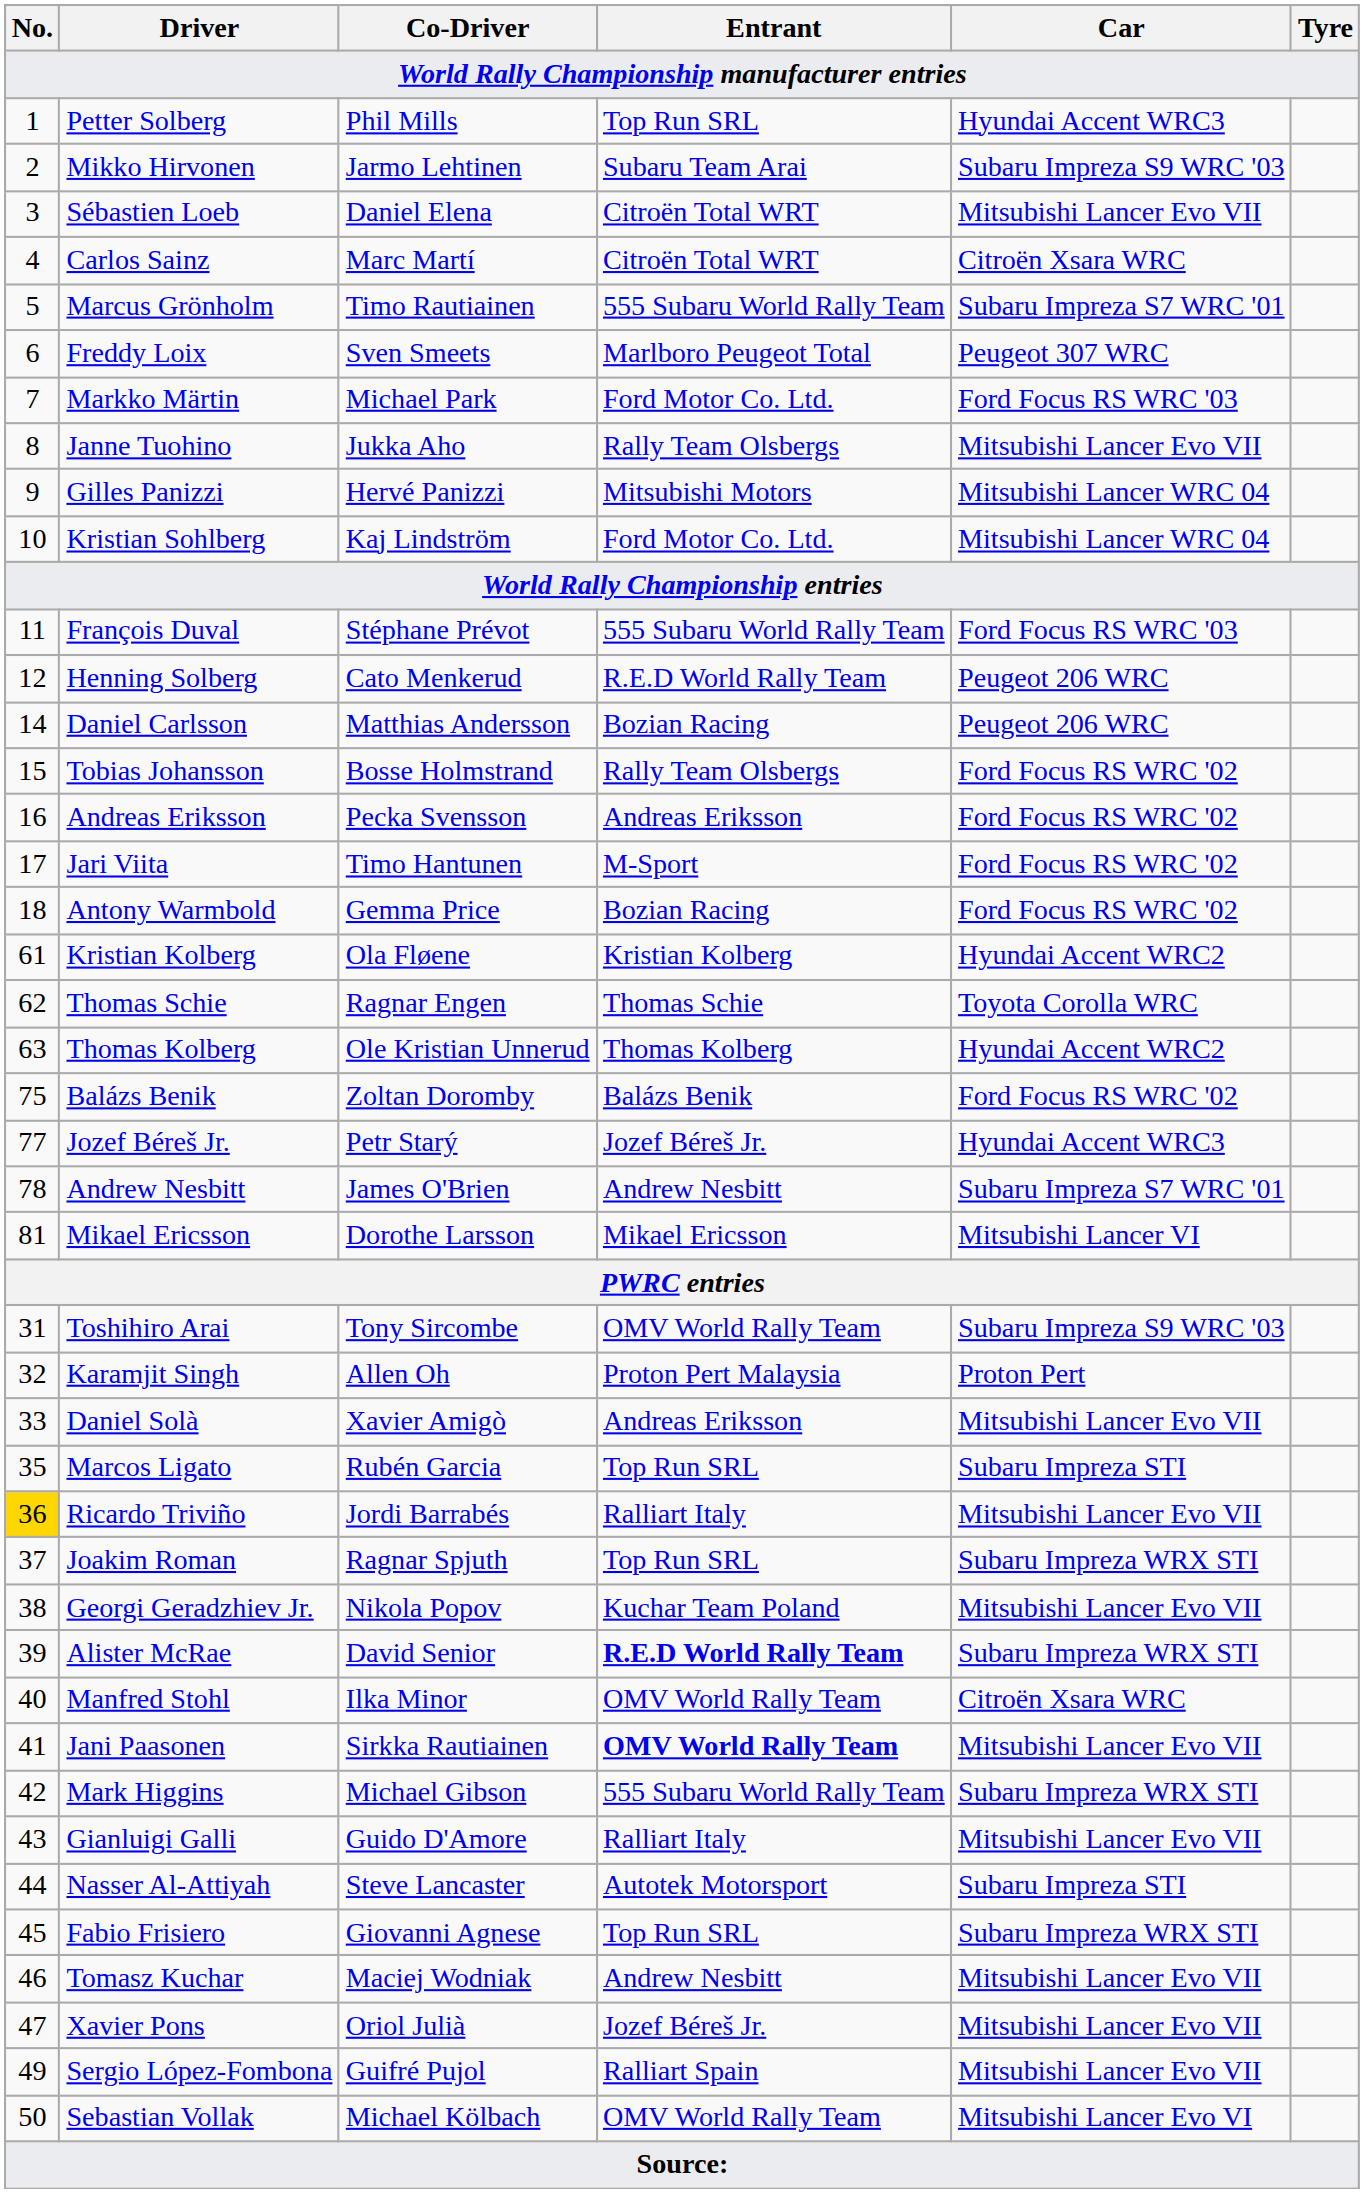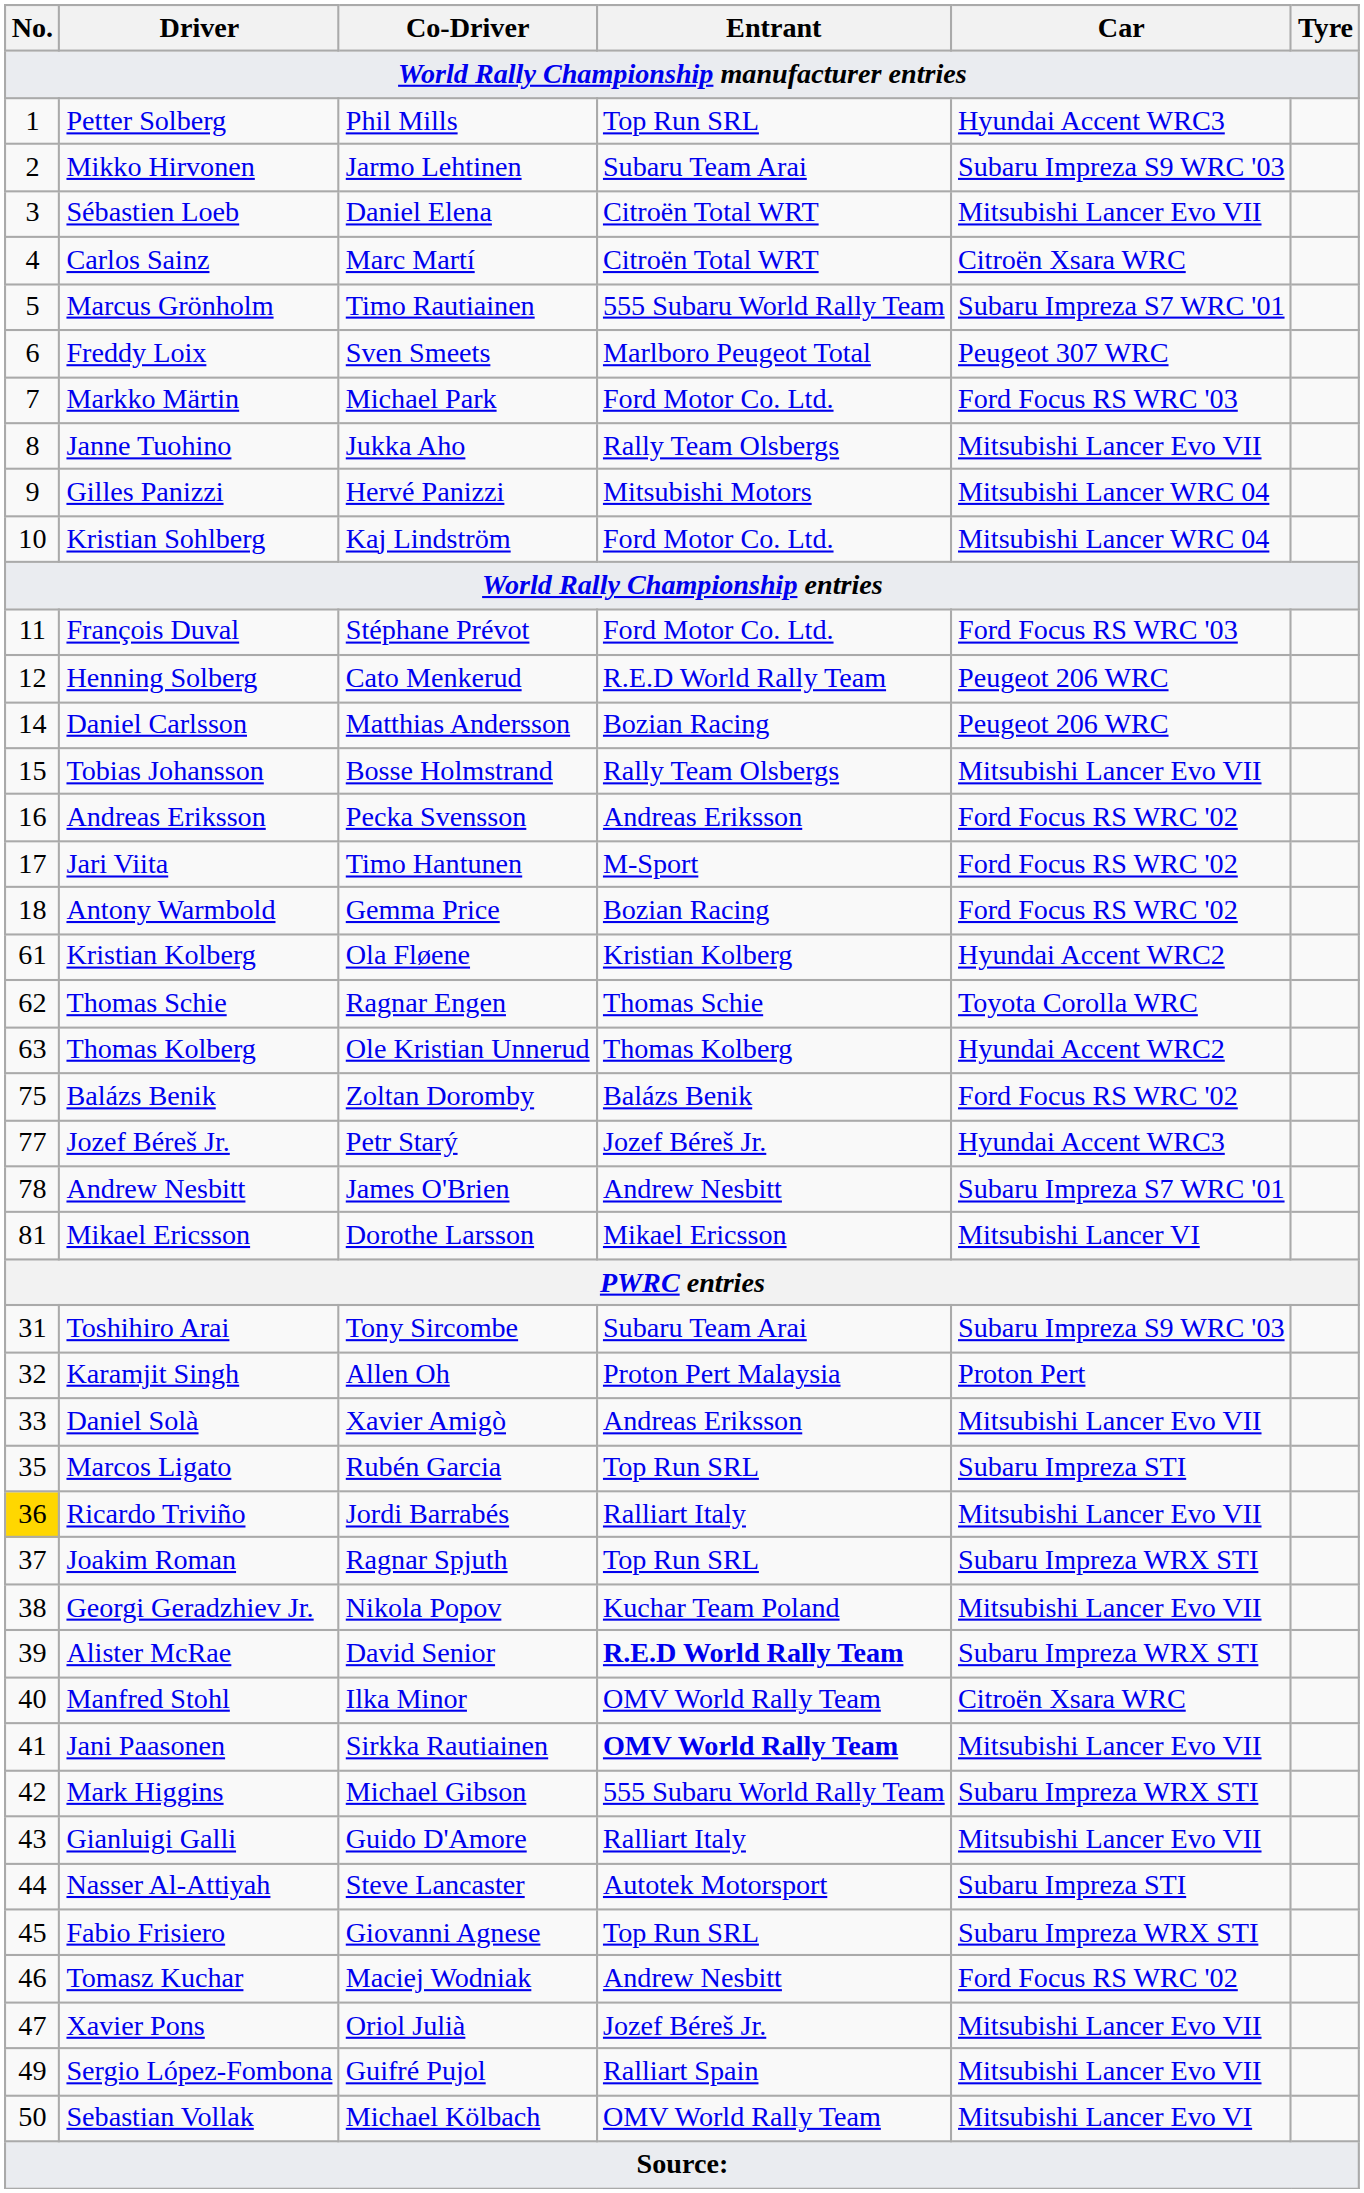(774, 631) 555 Subaru World Rally Team -> (718, 631) Ford Motor Co. Ltd.
(1098, 770) Ford Focus RS WRC '02 -> (1110, 770) Mitsubishi Lancer Evo VII
(742, 1327) OMV World Rally Team -> (705, 1327) Subaru Team Arai
(1110, 1978) Mitsubishi Lancer Evo VII -> (1098, 1978) Ford Focus RS WRC '02
